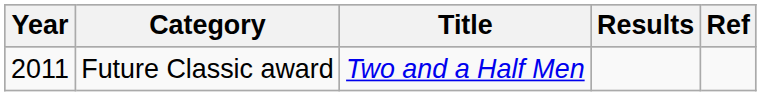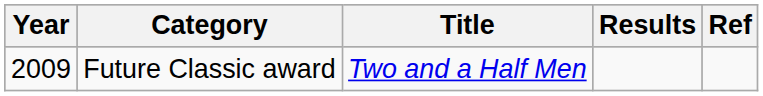(40, 68) 2011 -> (41, 68) 2009
